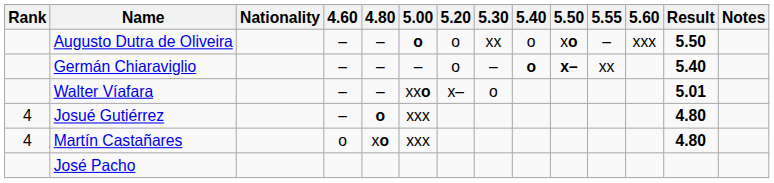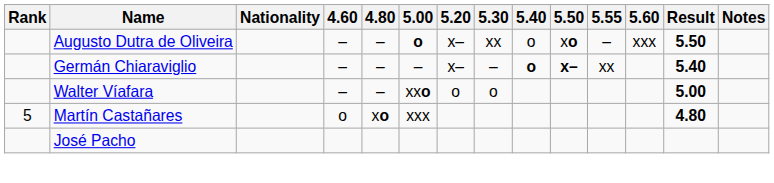(456, 42) o -> (456, 42) x–
(456, 67) o -> (456, 67) x–
(456, 91) x– -> (456, 91) o
(691, 91) 5.01 -> (691, 91) 5.00
- row: (109, 116)
(27, 141) 4 -> (27, 116) 5
